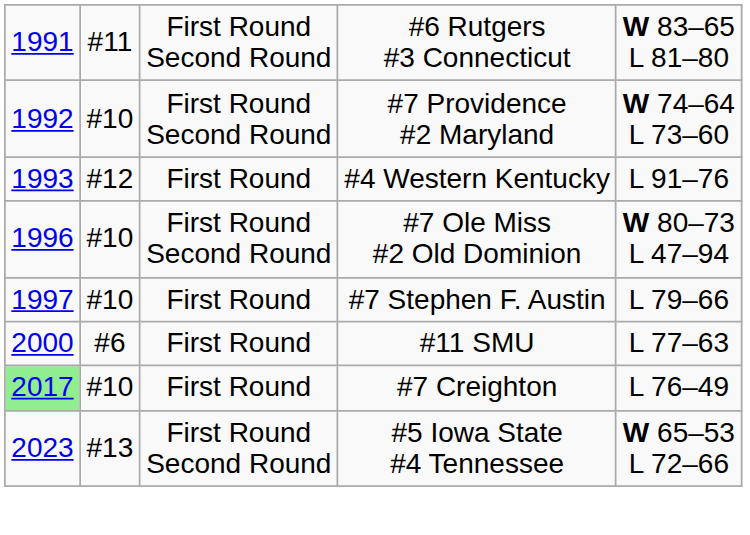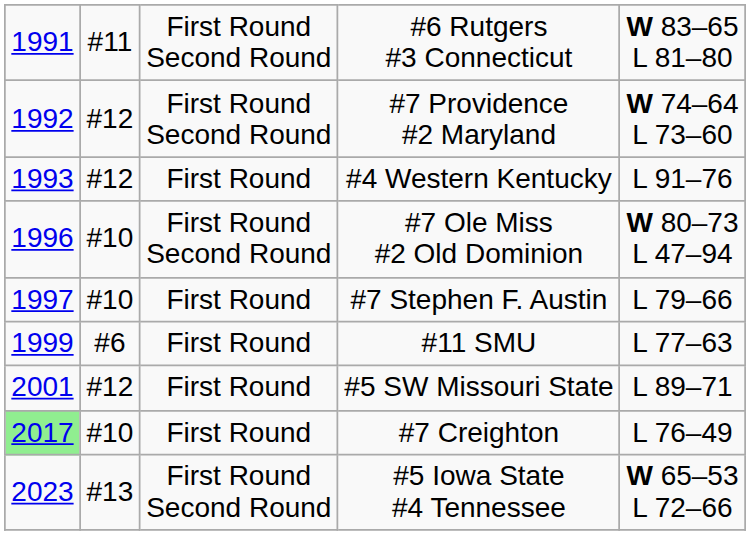(110, 118) #10 -> (110, 118) #12
(42, 343) 2000 -> (42, 343) 1999
+ row: (479, 387)
